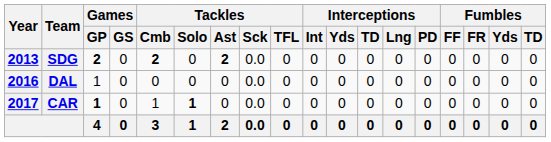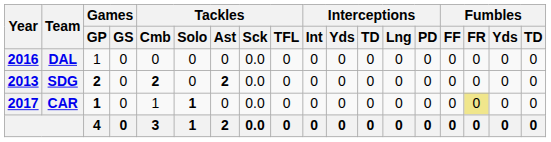rows swapped: (63, 59) <-> (63, 81)
(476, 103) no background -> (476, 103) khaki background
